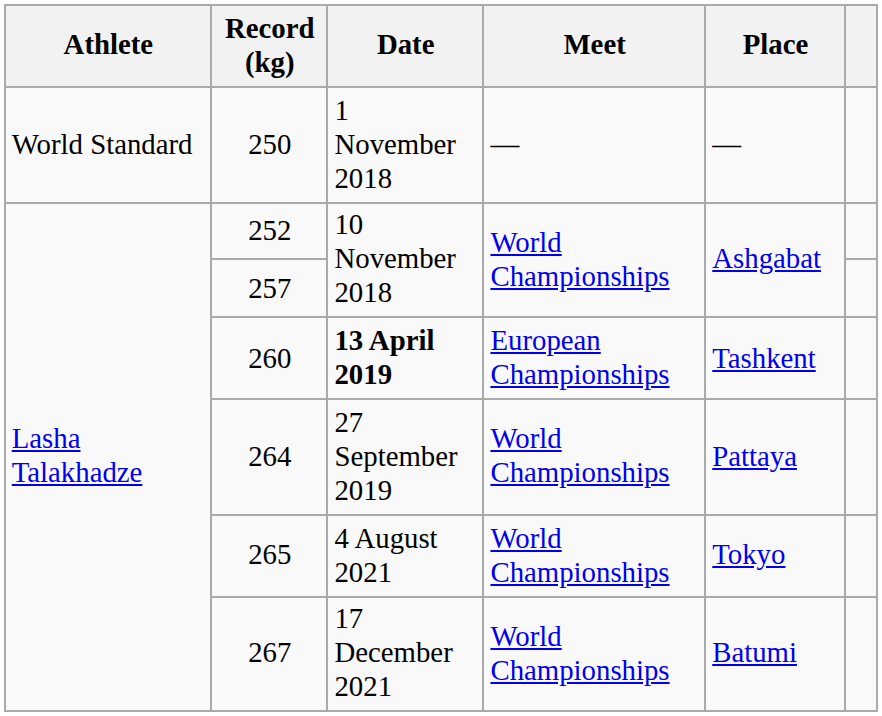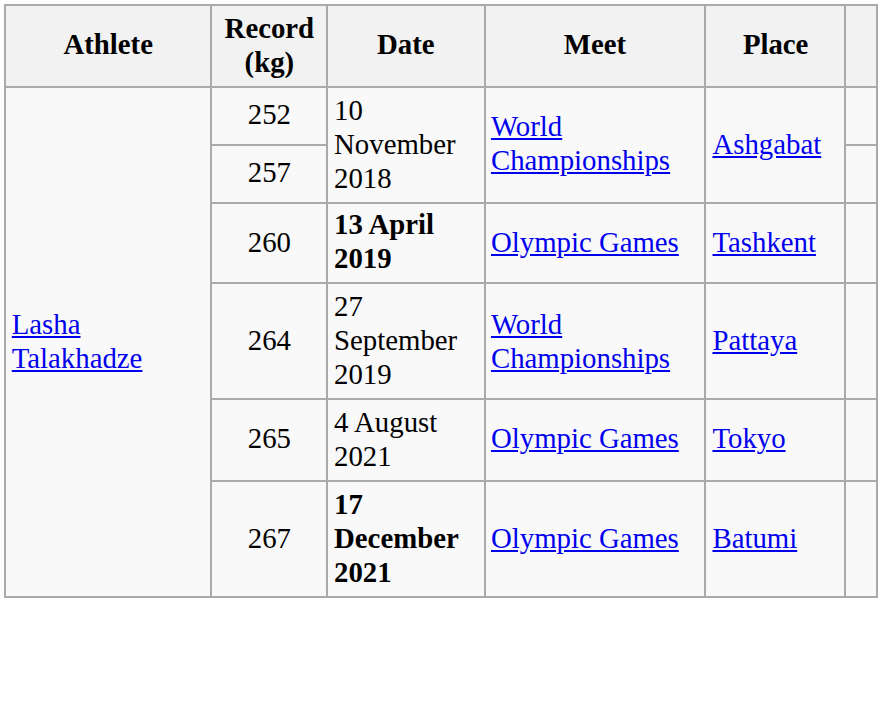- row: (270, 144)
(580, 358) European Championships -> (585, 242) Olympic Games
(580, 555) World Championships -> (585, 439) Olympic Games
(394, 653) normal -> (396, 538) bold
(580, 653) World Championships -> (585, 538) Olympic Games
